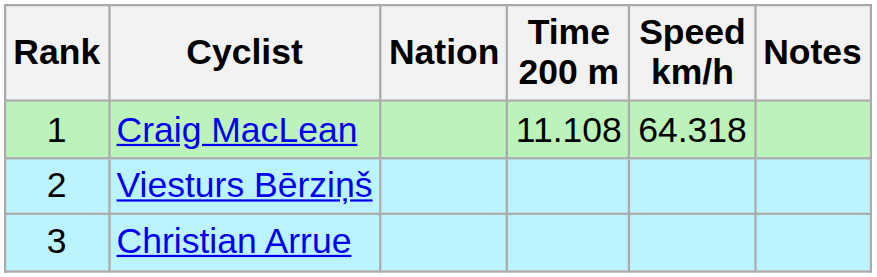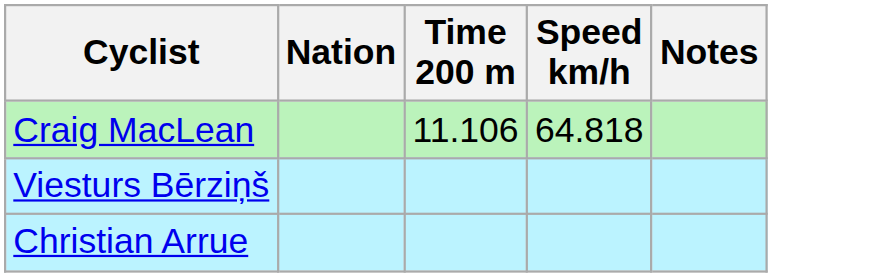- column: (57, 52)
(569, 128) 11.108 -> (466, 128) 11.106
(692, 128) 64.318 -> (589, 128) 64.818
